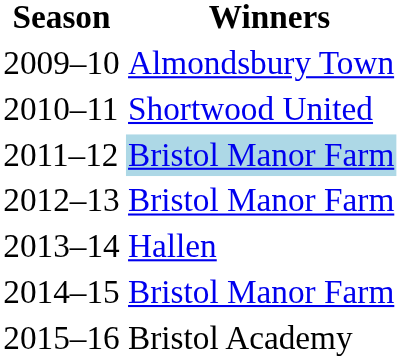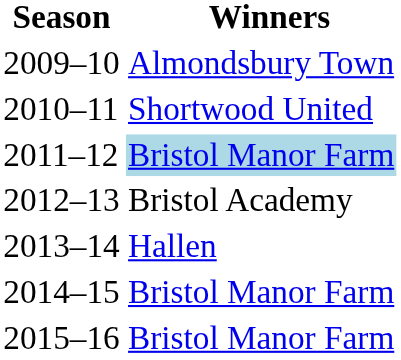(261, 200) Bristol Manor Farm -> (240, 200) Bristol Academy
(240, 337) Bristol Academy -> (261, 337) Bristol Manor Farm
